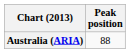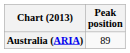(105, 40) 88 -> (105, 40) 89
